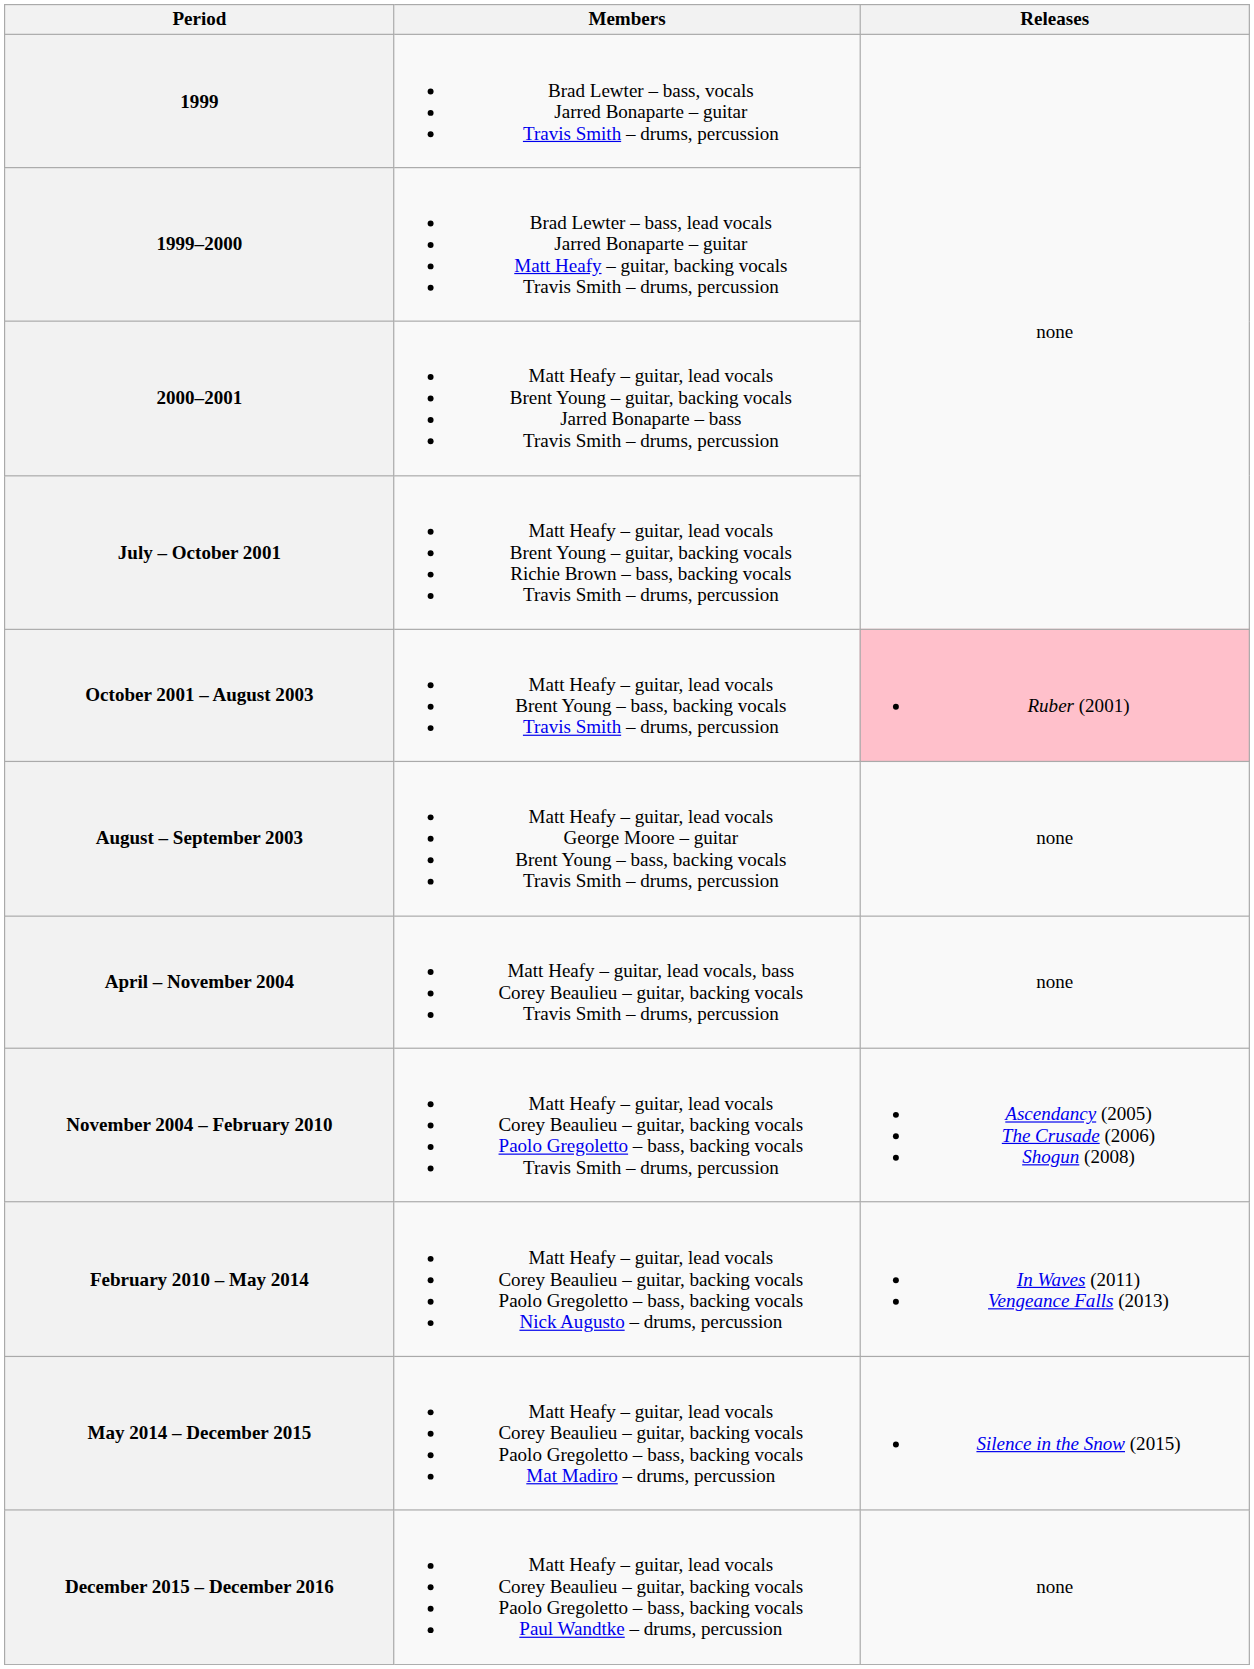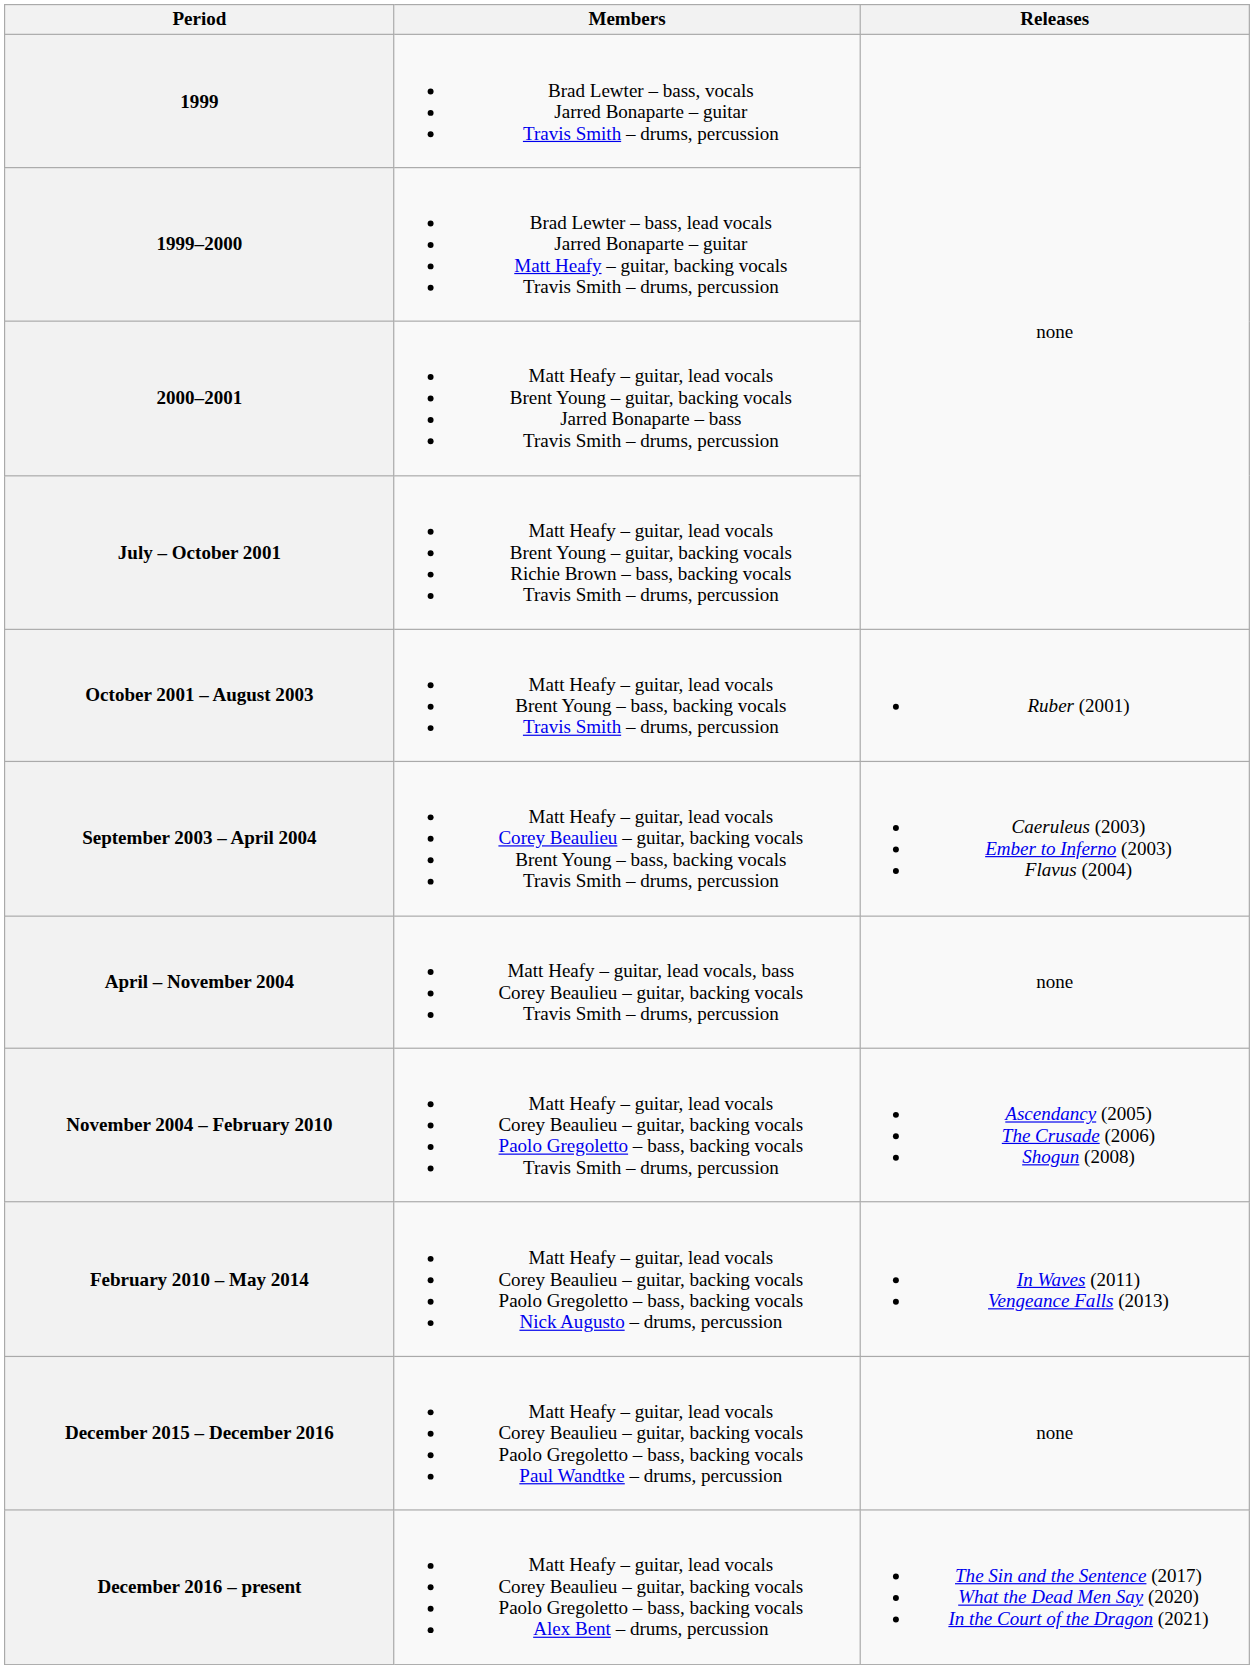(1055, 706) pink background -> (1055, 706) no background
- row: (199, 838)
+ row: (199, 838)
- row: (199, 1433)
+ row: (199, 1586)
